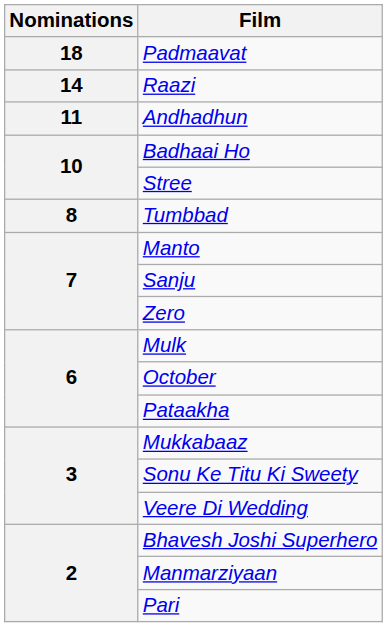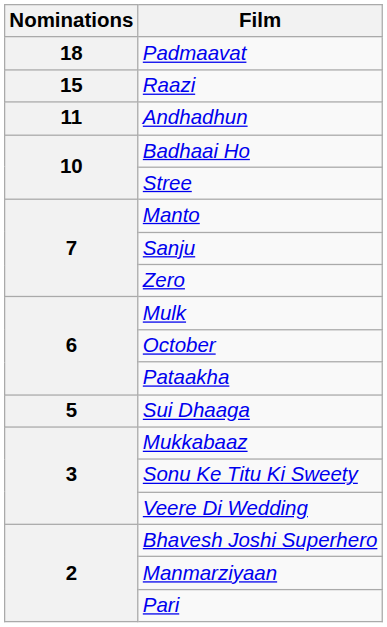(71, 85) 14 -> (71, 85) 15
- row: (185, 215)
+ row: (196, 410)
